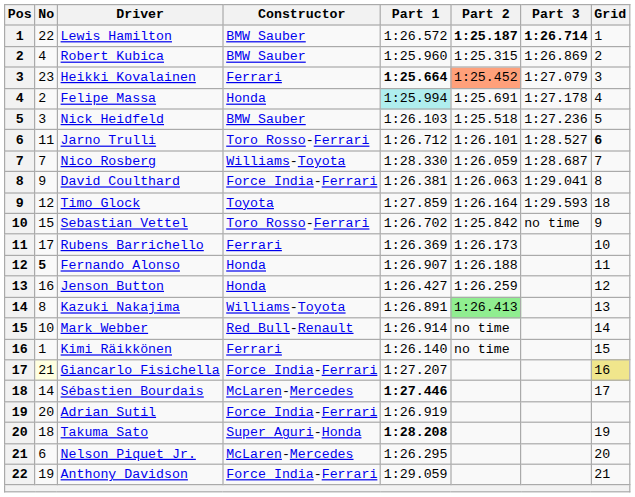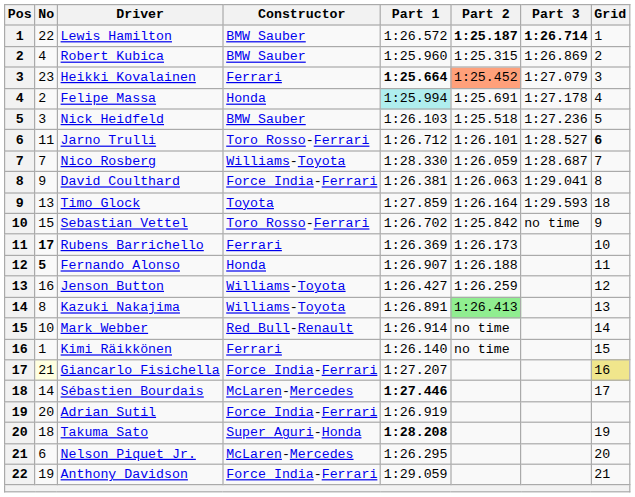(46, 203) 12 -> (46, 203) 13
(46, 245) normal -> (46, 245) bold
(246, 287) Honda -> (286, 287) Williams-Toyota
